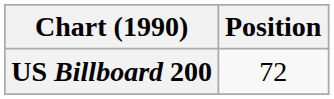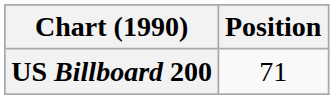(273, 71) 72 -> (273, 71) 71
